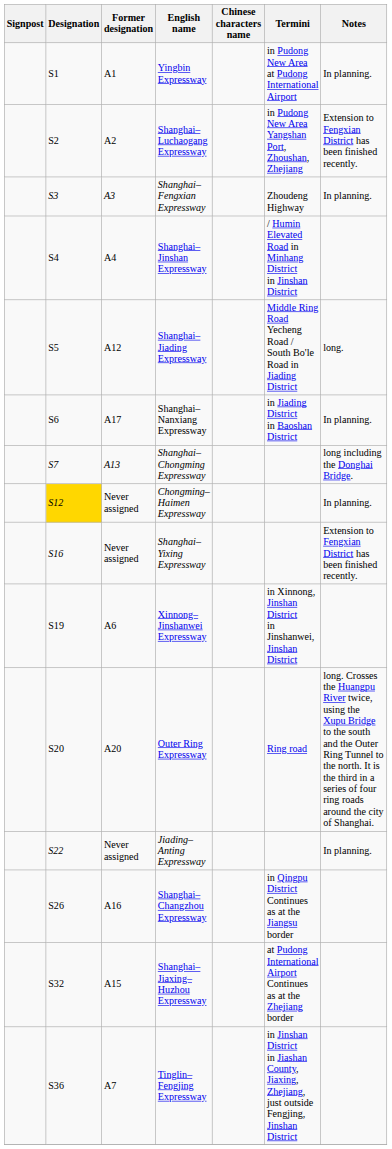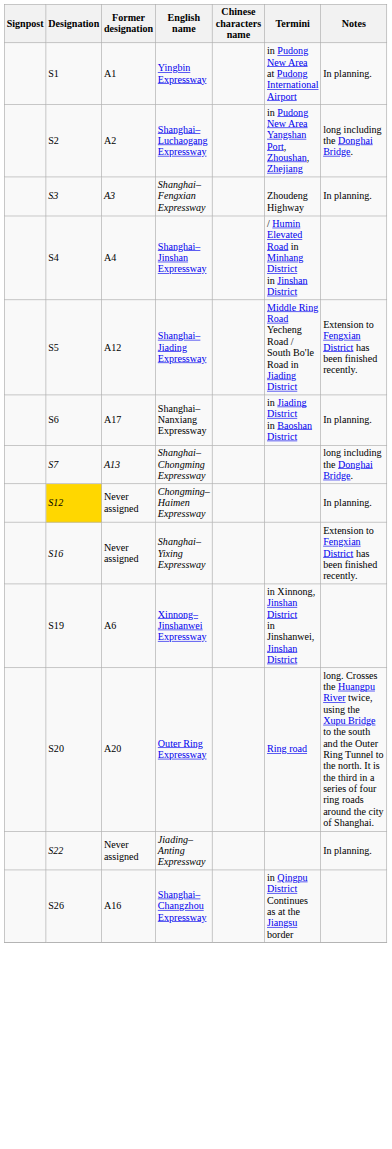(350, 140) Extension to Fengxian District has been finished recently. -> (352, 140) long including the Donghai Bridge.
(333, 347) long. -> (350, 347) Extension to Fengxian District has been finished recently.
- row: (182, 984)
- row: (182, 1085)
